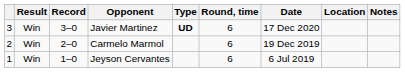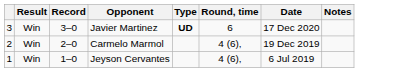- column: (345, 12)
(230, 43) 6 -> (230, 43) 4 (6),
(230, 59) 6 -> (230, 59) 4 (6),
